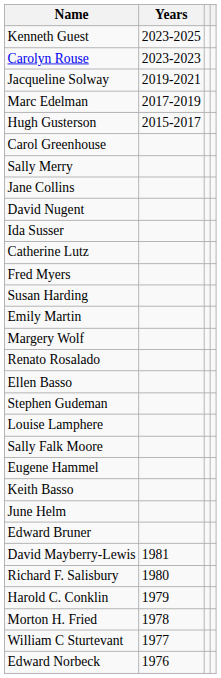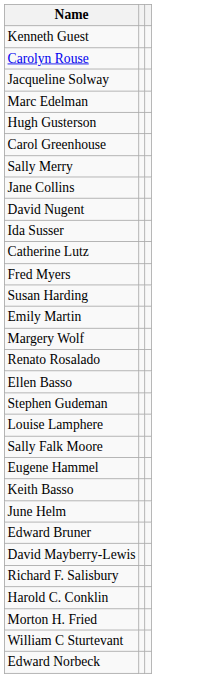- column: (171, 15)
